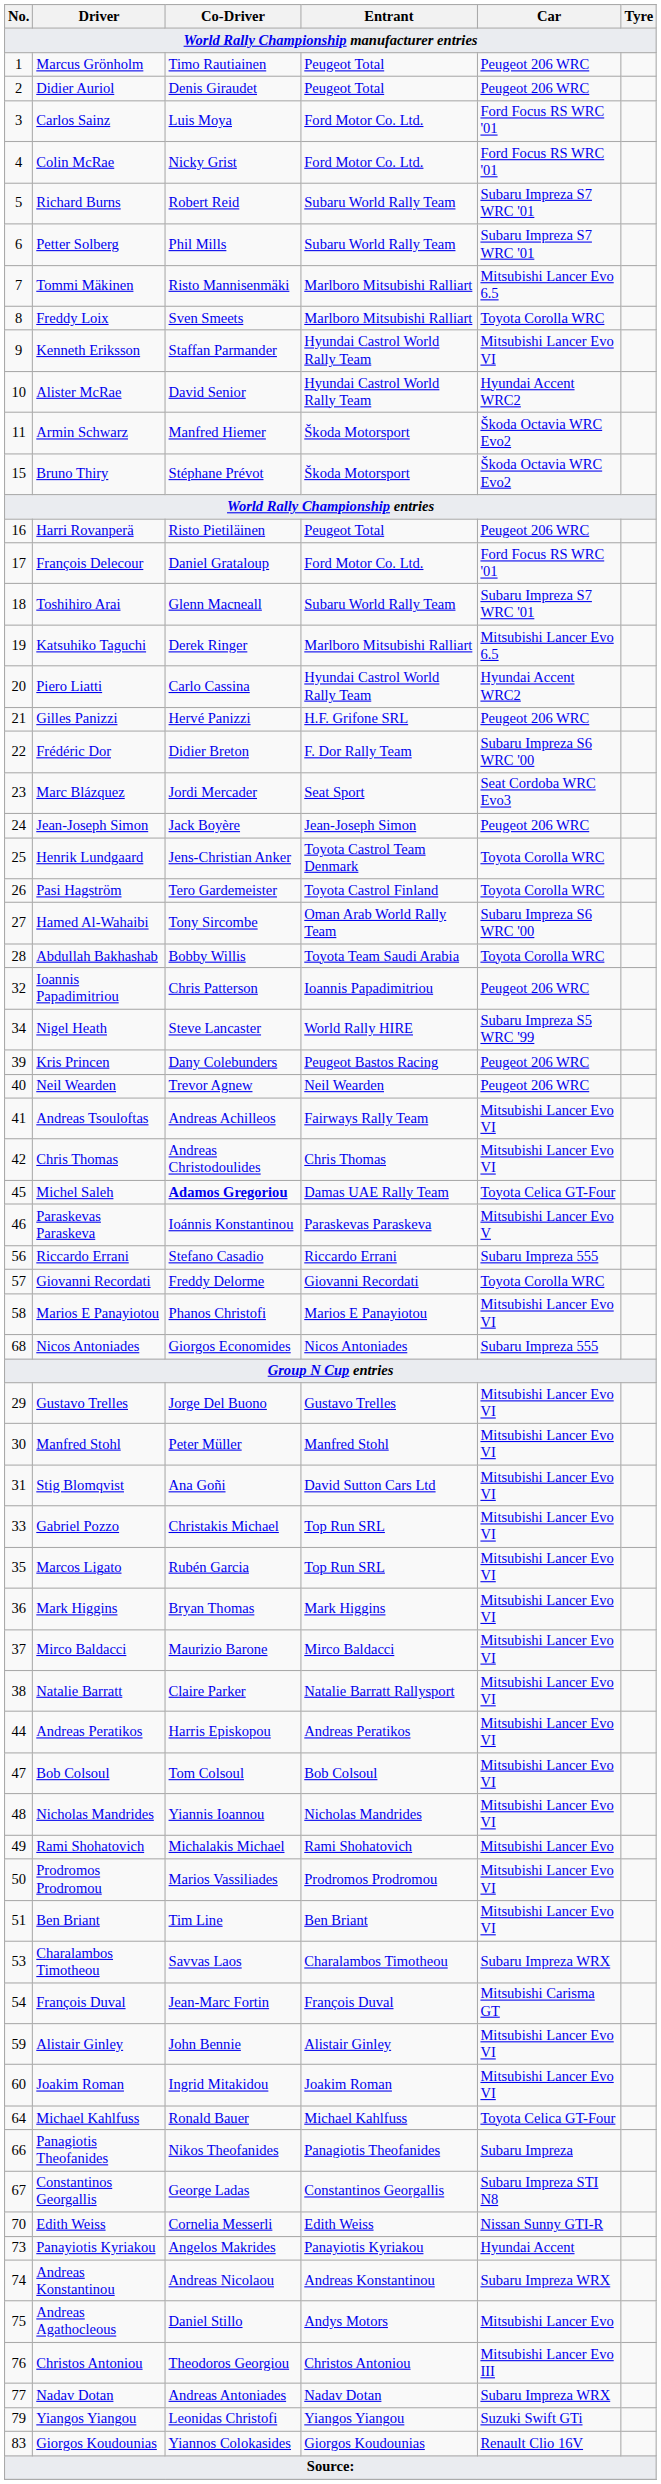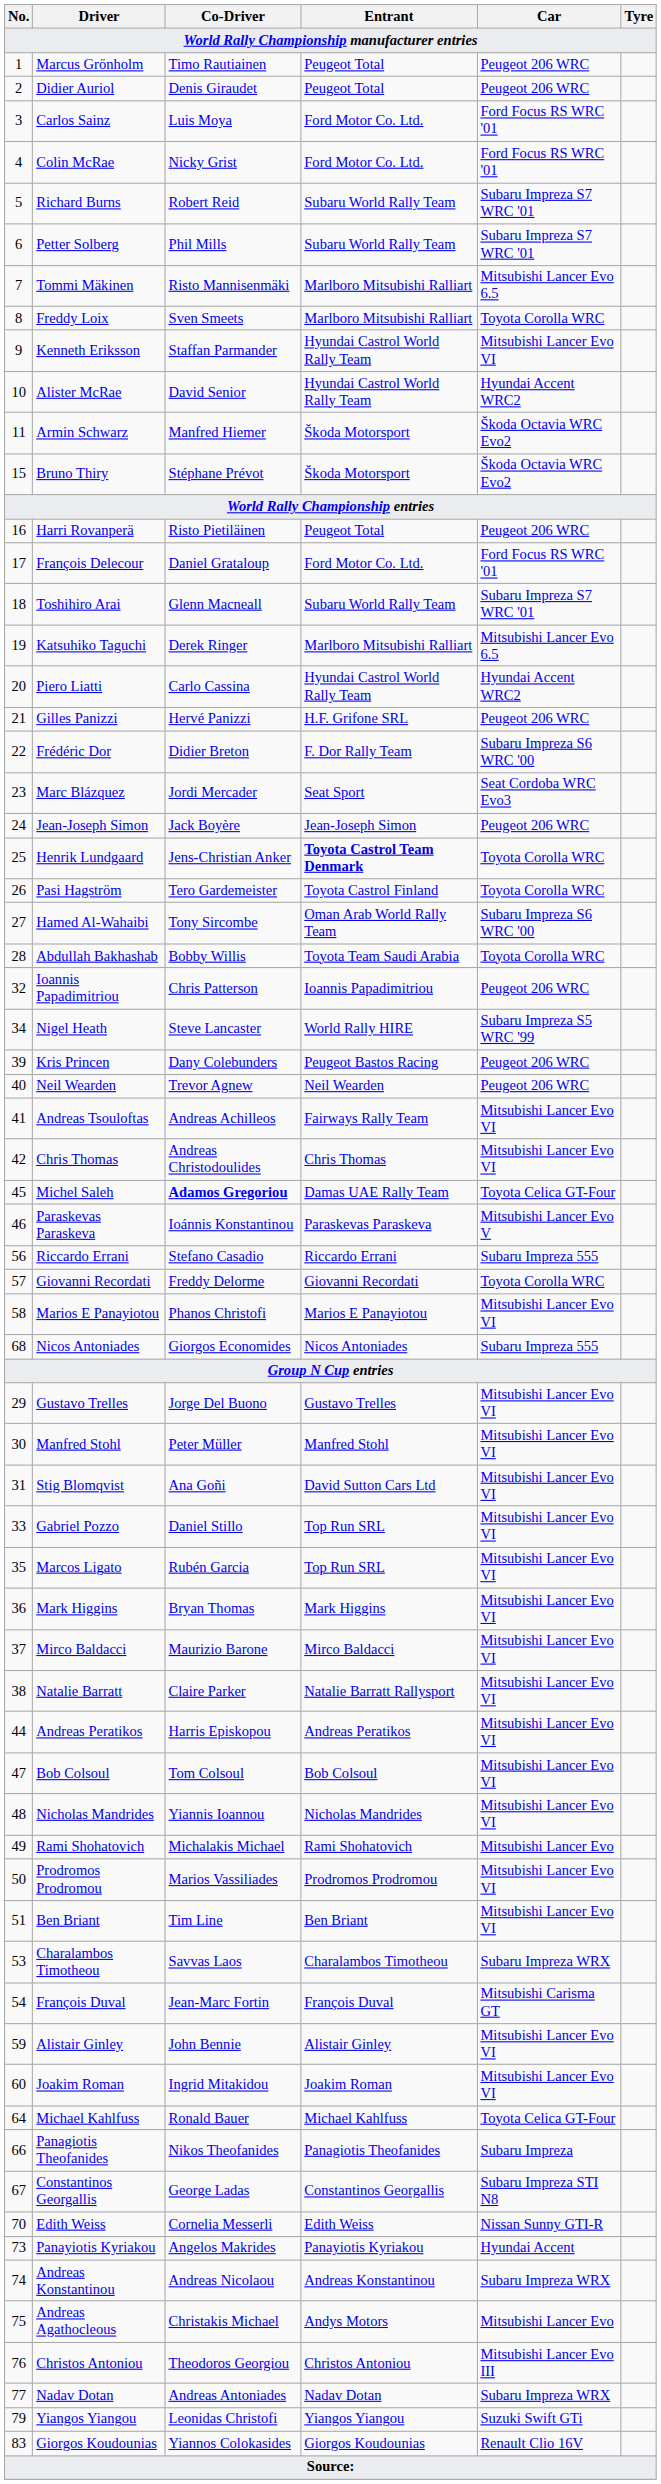(365, 857) normal -> (369, 857) bold
(224, 1526) Christakis Michael -> (206, 1526) Daniel Stillo
(206, 2321) Daniel Stillo -> (224, 2321) Christakis Michael
